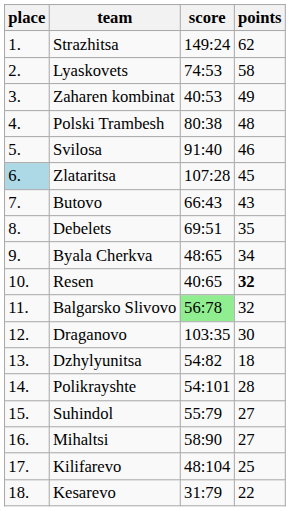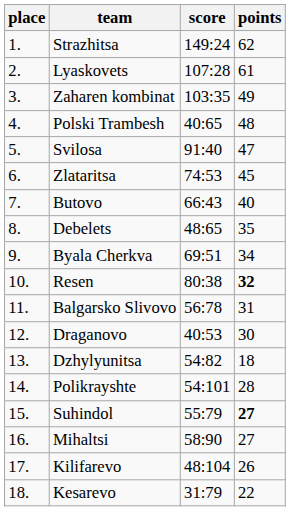(203, 70) 74:53 -> (207, 70) 107:28
(246, 70) 58 -> (246, 70) 61
(203, 96) 40:53 -> (207, 96) 103:35
(203, 123) 80:38 -> (203, 123) 40:65
(246, 149) 46 -> (246, 149) 47
(15, 176) lightblue background -> (15, 176) no background
(207, 176) 107:28 -> (203, 176) 74:53
(246, 202) 43 -> (246, 202) 40
(203, 228) 69:51 -> (203, 228) 48:65
(203, 255) 48:65 -> (203, 255) 69:51
(203, 281) 40:65 -> (203, 281) 80:38
(203, 307) lightgreen background -> (203, 307) no background
(246, 307) 32 -> (246, 307) 31
(207, 334) 103:35 -> (203, 334) 40:53
(246, 413) normal -> (246, 413) bold
(246, 466) 25 -> (246, 466) 26
